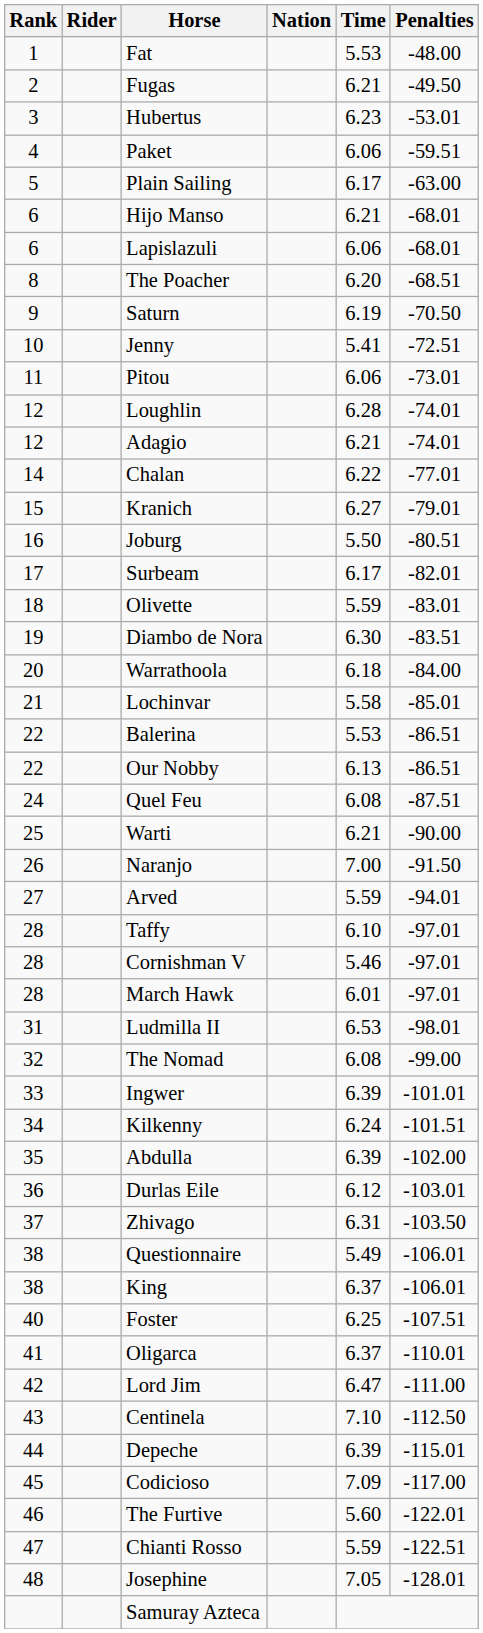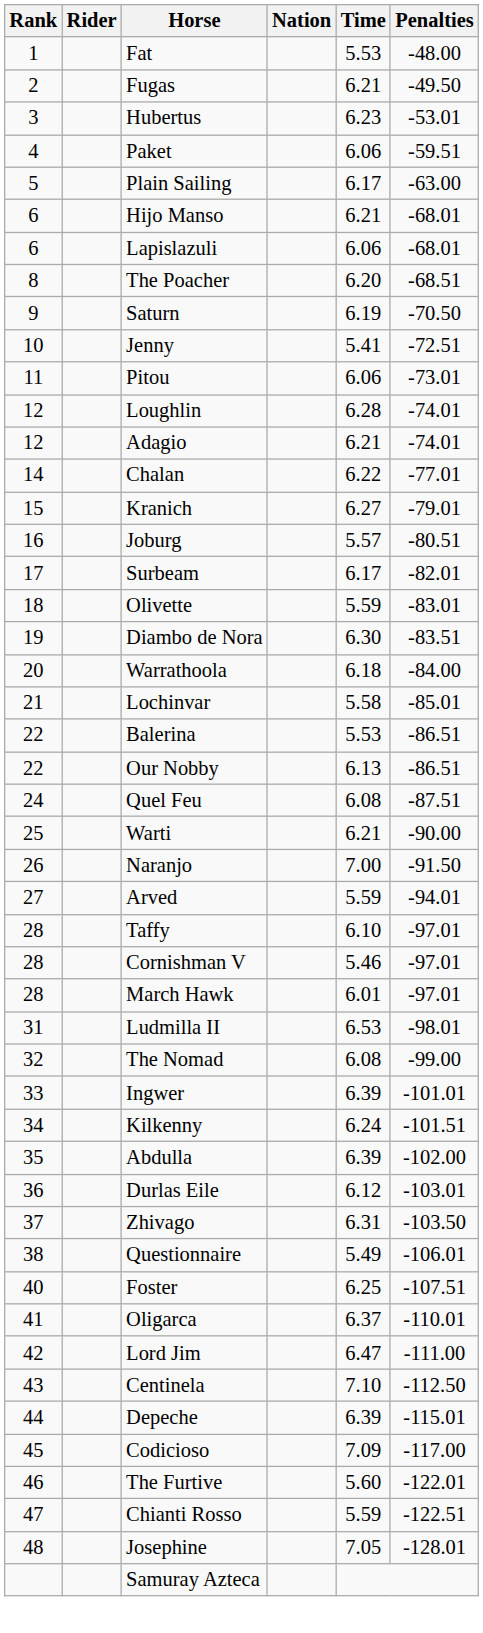(363, 540) 5.50 -> (363, 540) 5.57
- row: (147, 1287)
